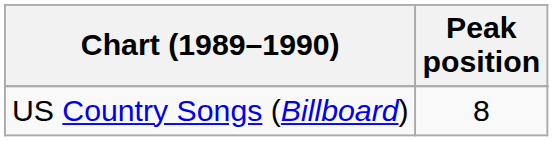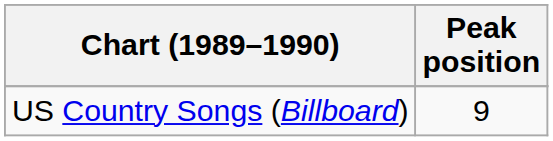(481, 110) 8 -> (481, 110) 9
